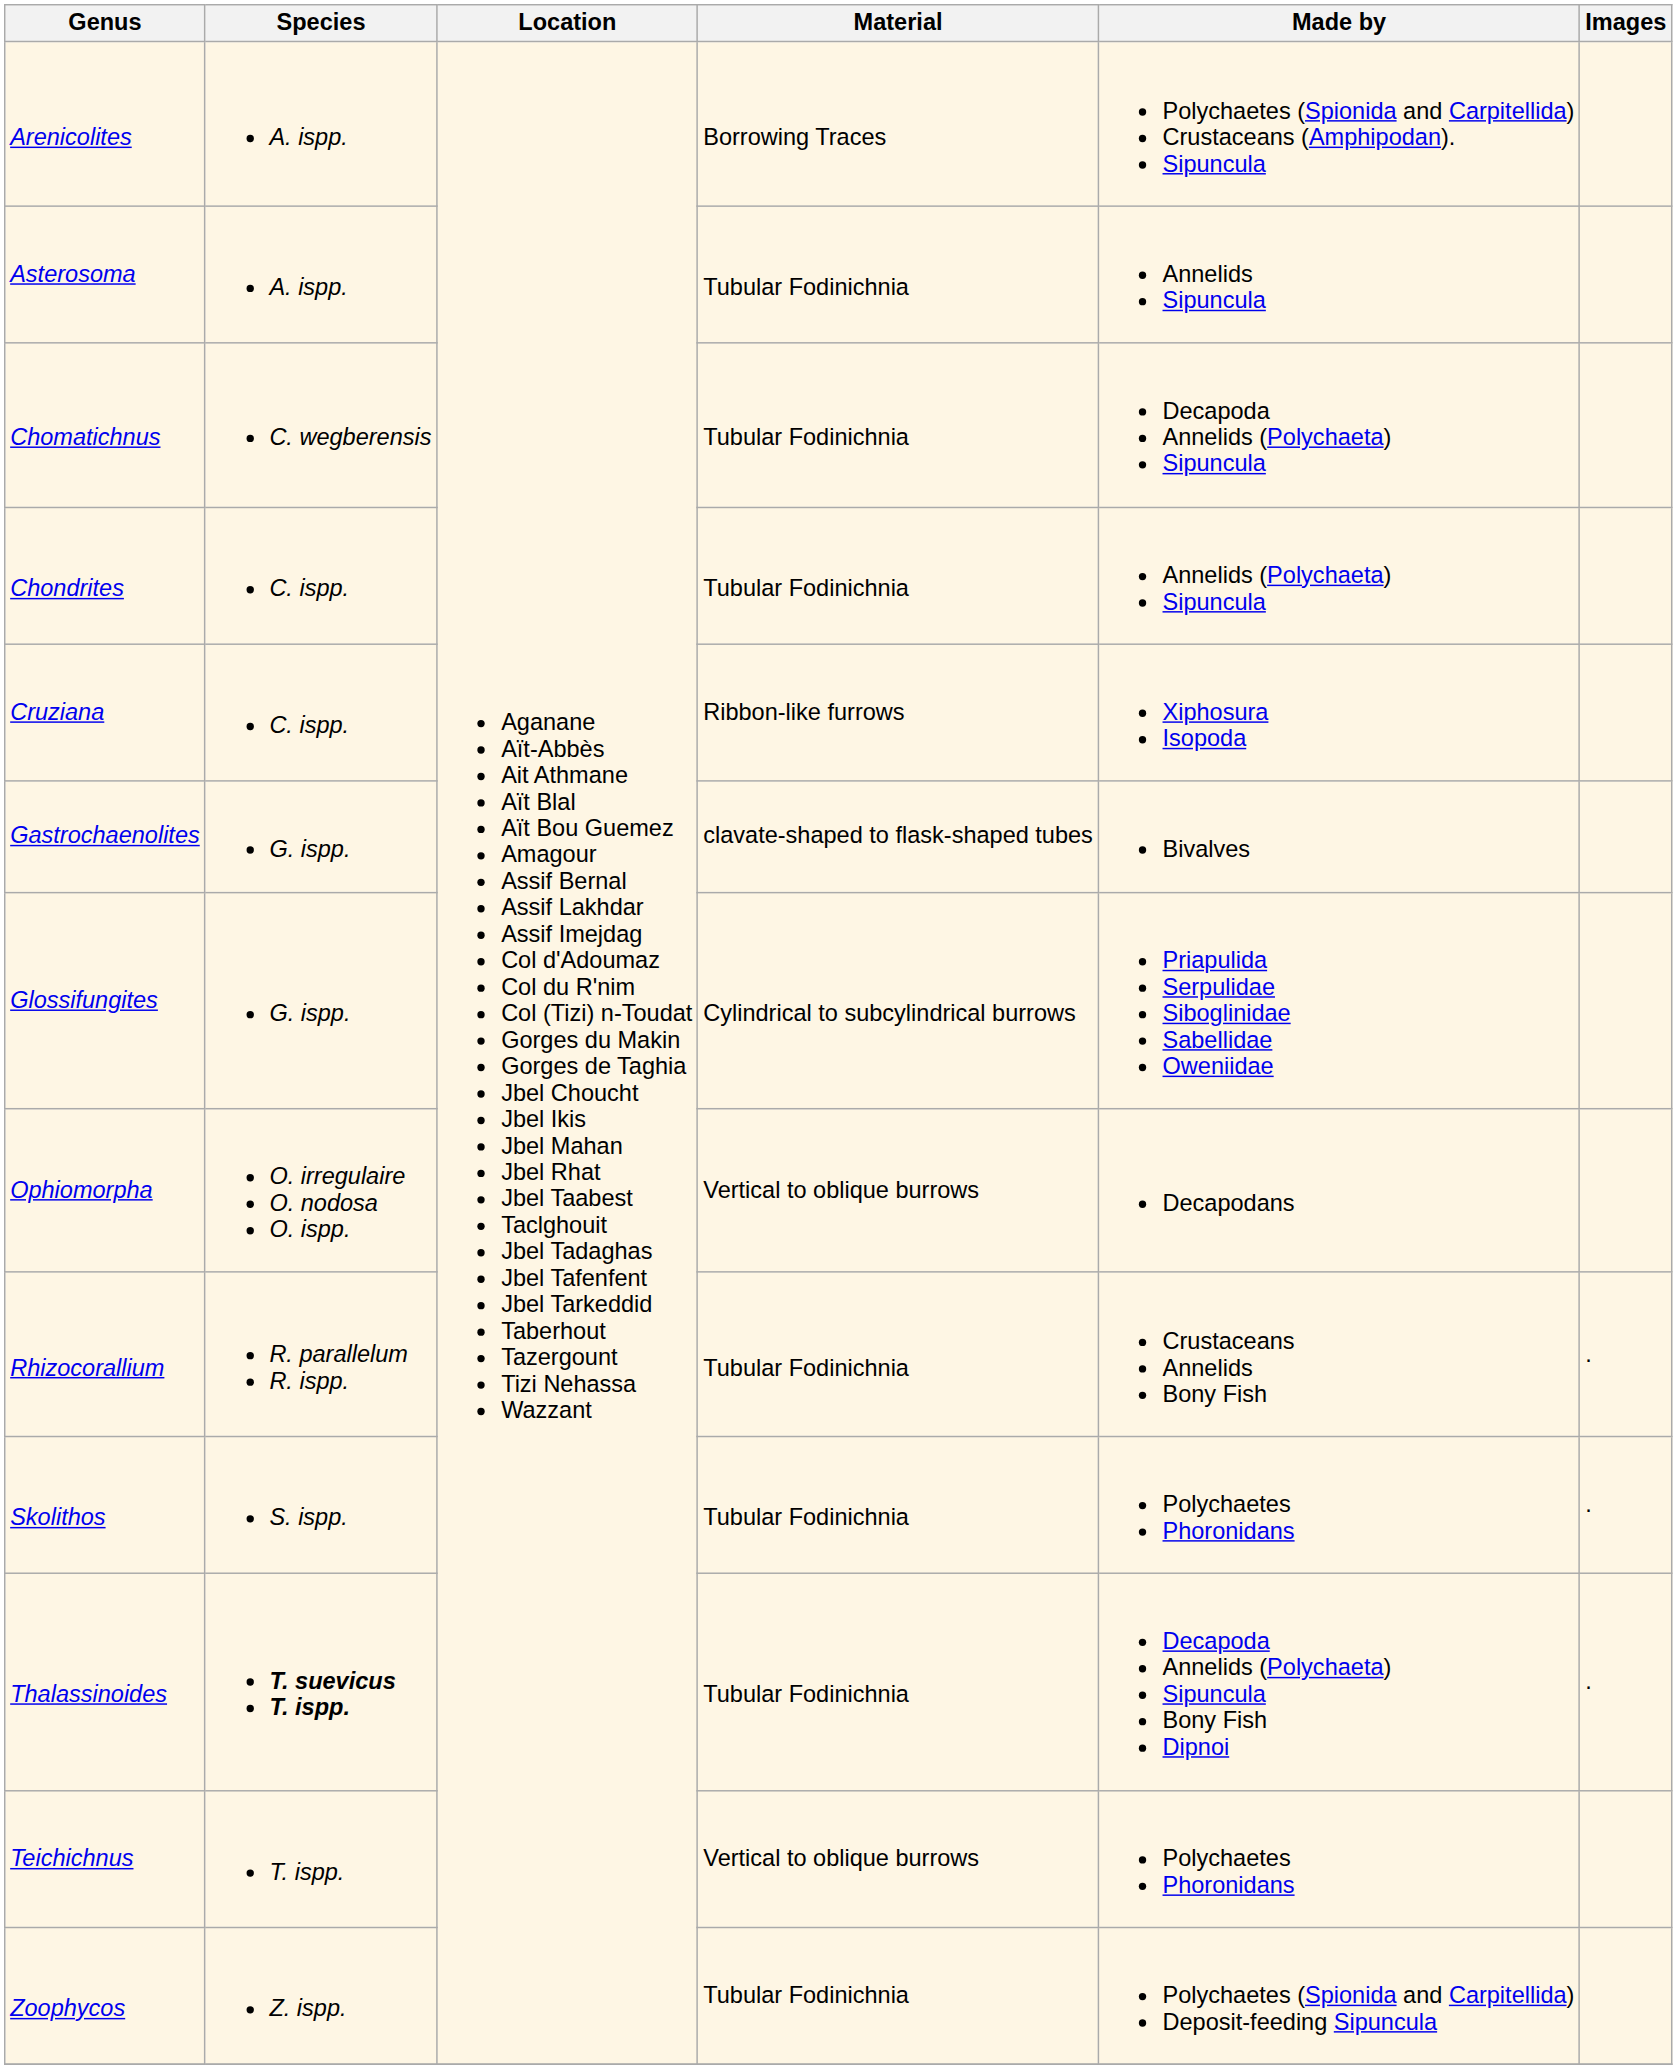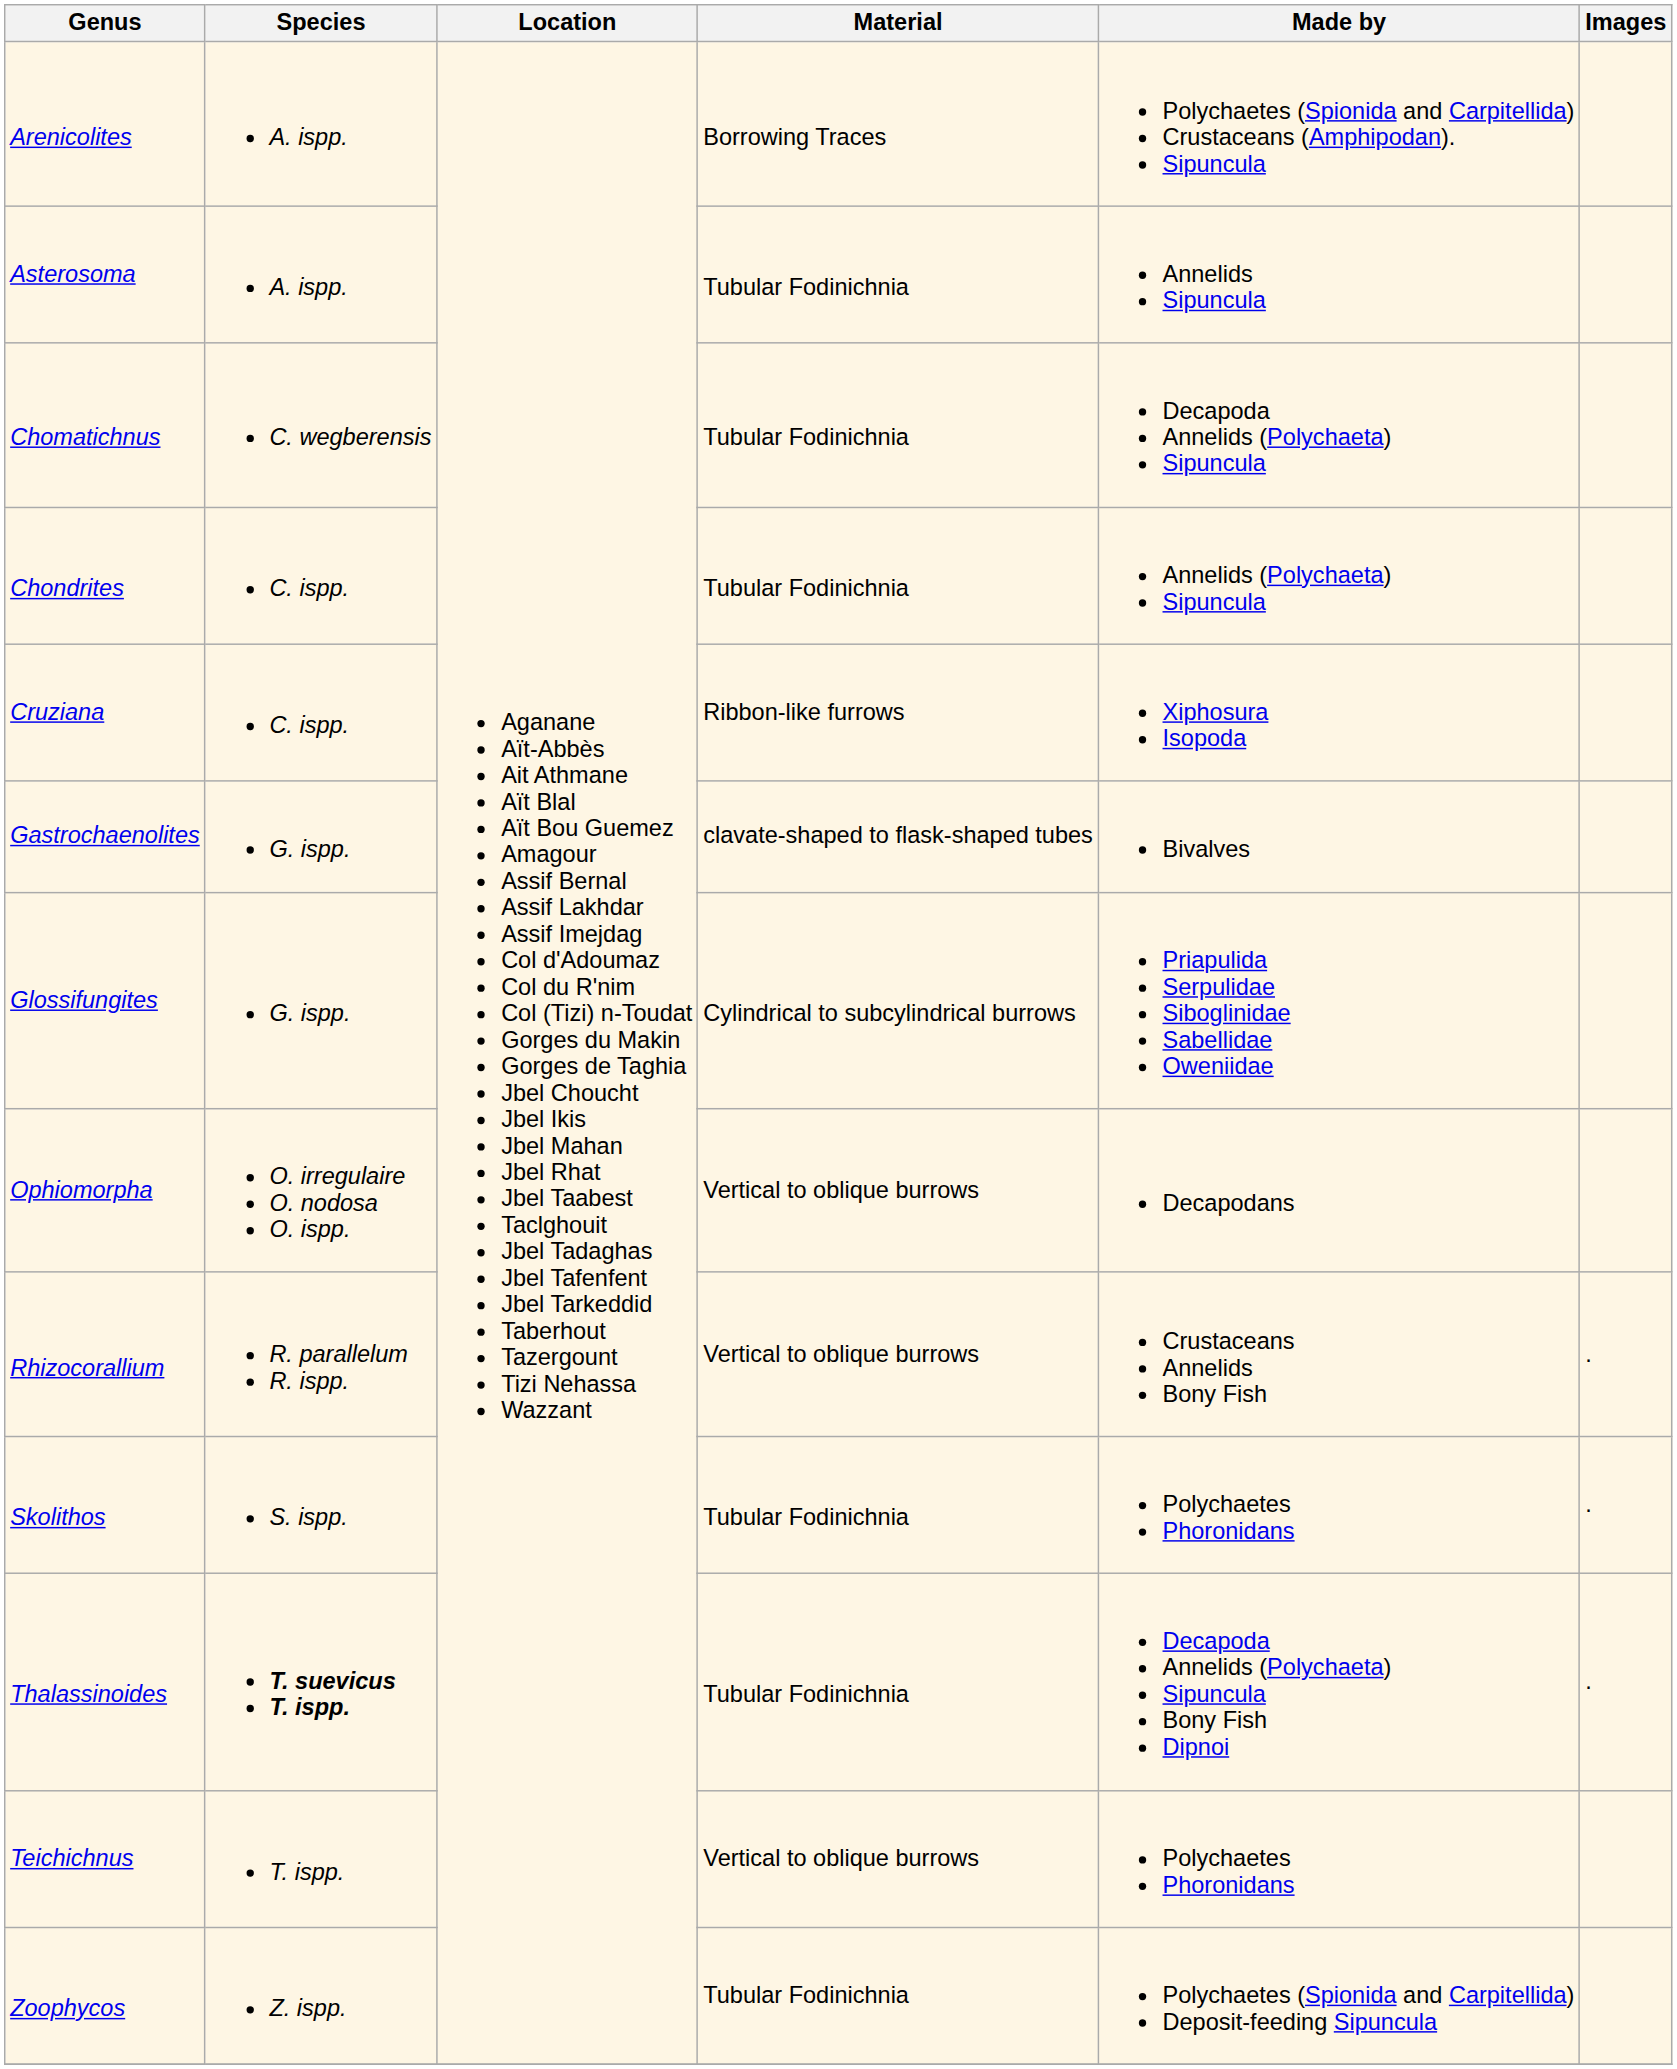(806, 1367) Tubular Fodinichnia -> (841, 1354) Vertical to oblique burrows
